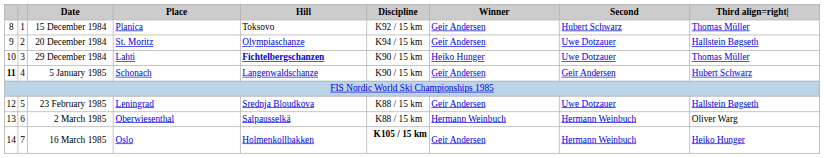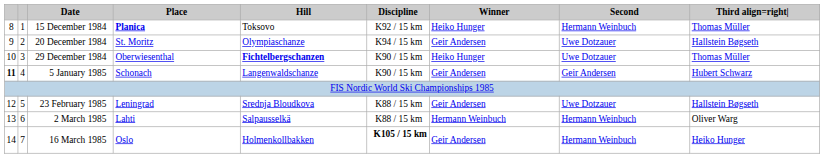(129, 27) normal -> (130, 27) bold
(458, 27) Geir Andersen -> (458, 27) Heiko Hunger
(592, 27) Hubert Schwarz -> (599, 27) Hermann Weinbuch
(125, 57) Lahti -> (145, 57) Oberwiesenthal
(145, 119) Oberwiesenthal -> (125, 119) Lahti
